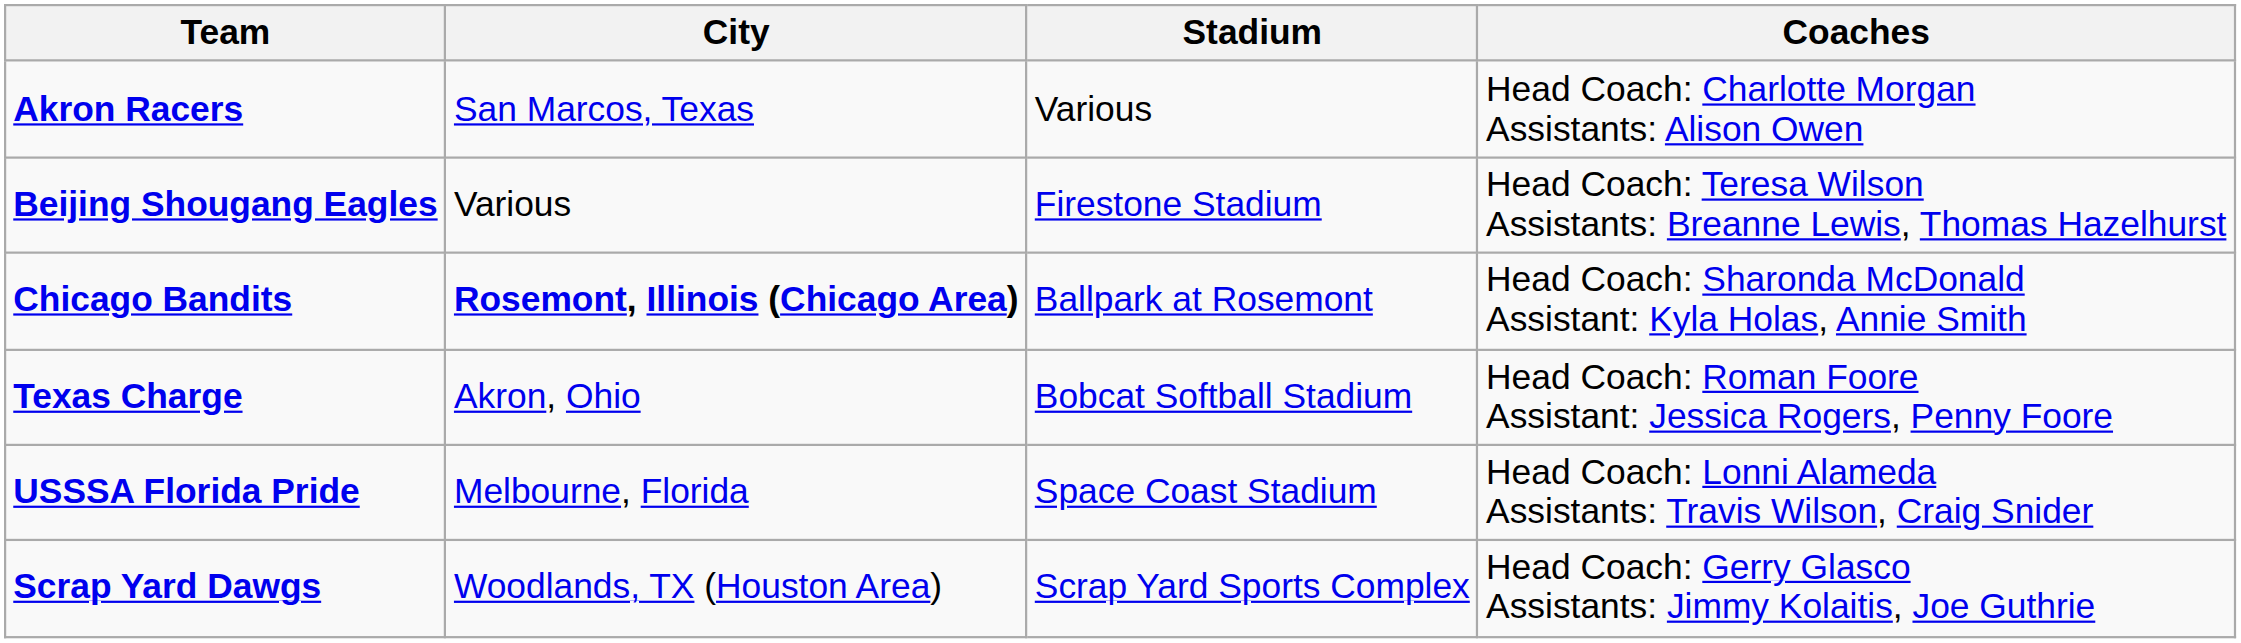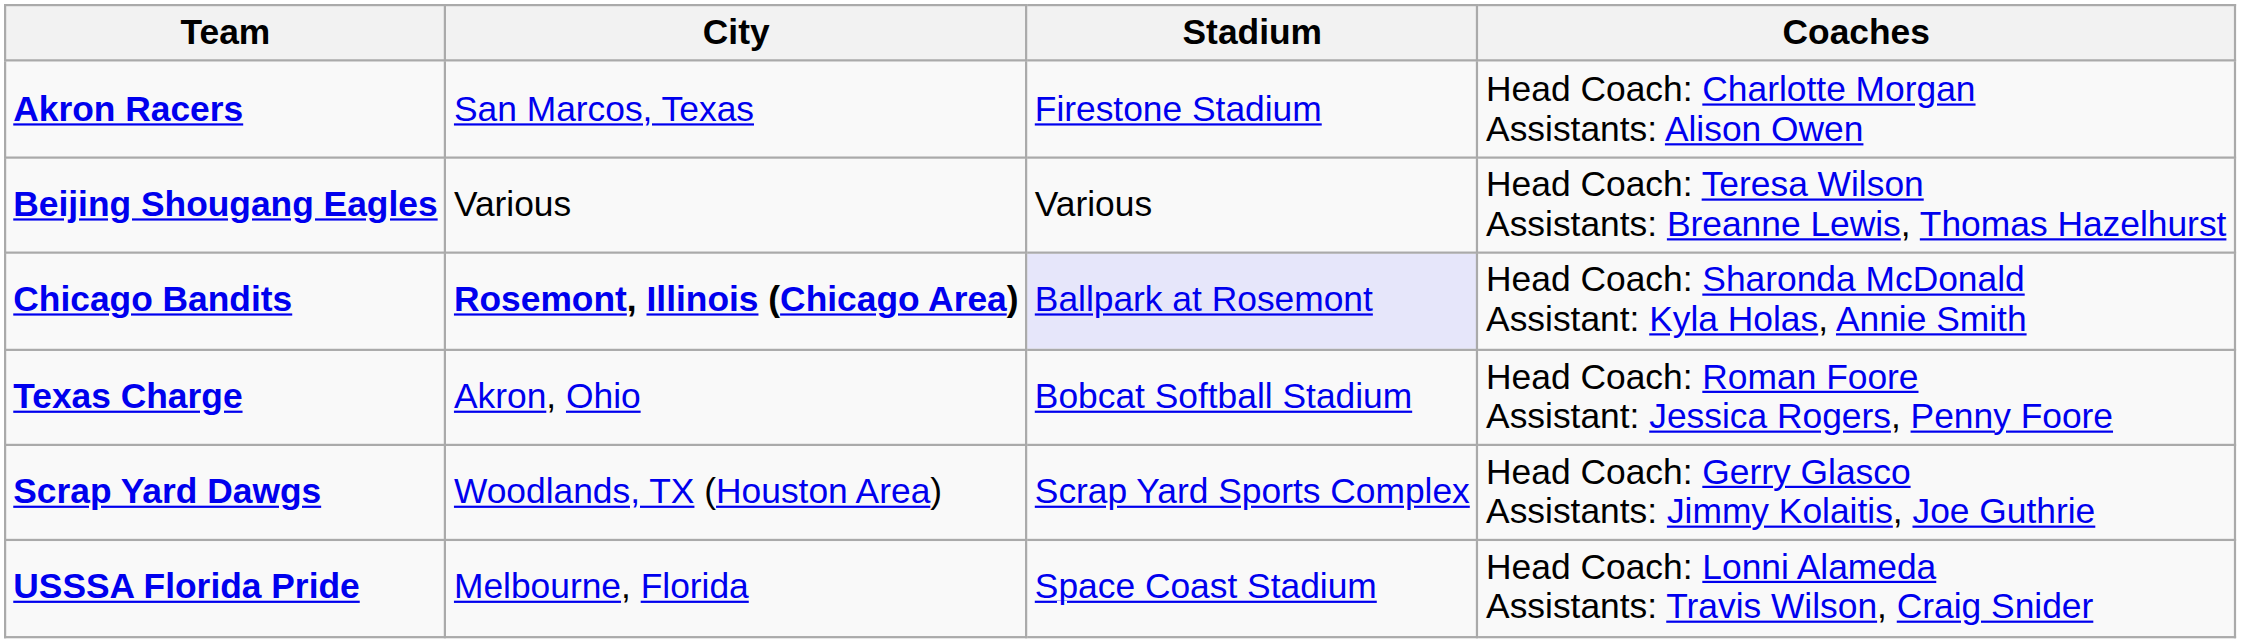(1093, 108) Various -> (1178, 108) Firestone Stadium
(1178, 204) Firestone Stadium -> (1093, 204) Various
(1204, 300) no background -> (1204, 300) lavender background
rows swapped: (167, 587) <-> (186, 491)
